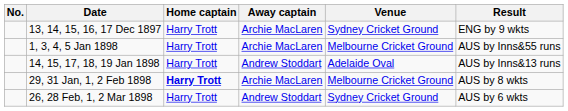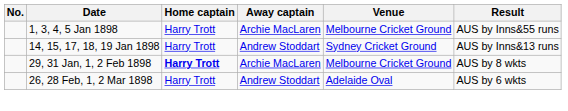- row: (95, 30)
(361, 64) Adelaide Oval -> (381, 47) Sydney Cricket Ground
(383, 98) Sydney Cricket Ground -> (359, 81) Adelaide Oval
